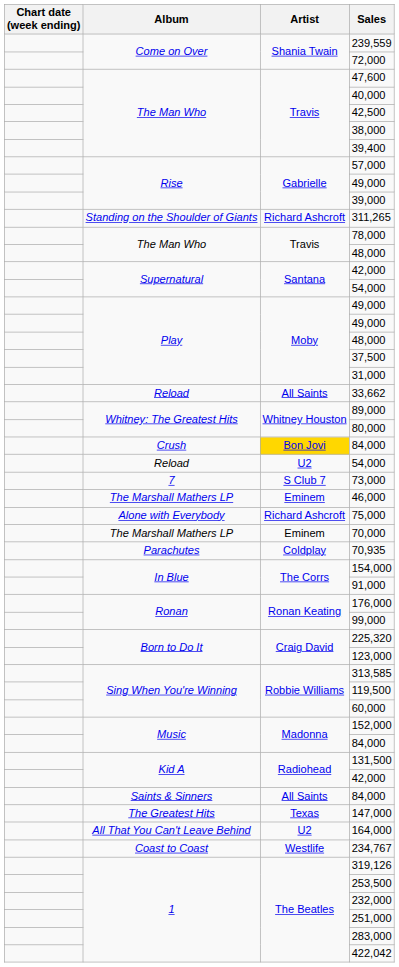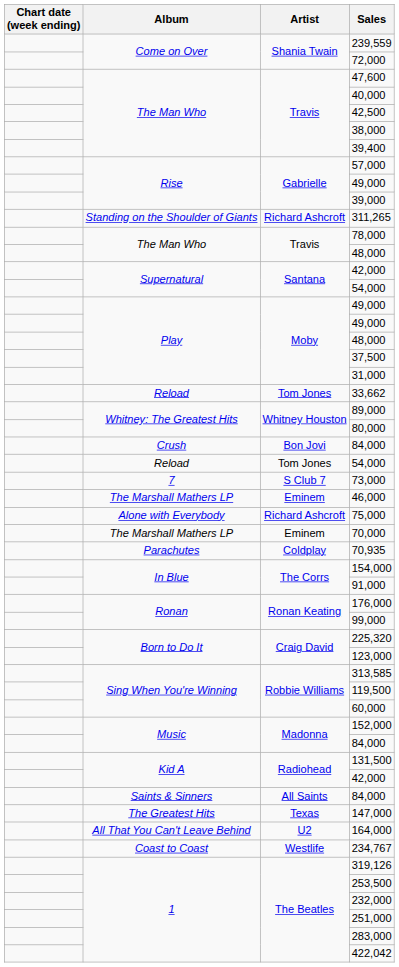(305, 393) All Saints -> (305, 393) Tom Jones
(305, 445) gold background -> (305, 445) no background
(305, 463) U2 -> (305, 463) Tom Jones
